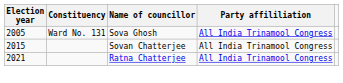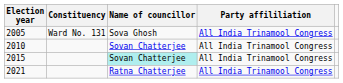+ row: (16, 46)
(147, 46) no background -> (147, 59) paleturquoise background
